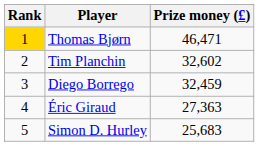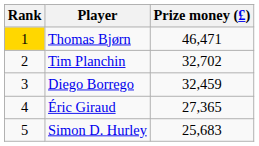(202, 61) 32,602 -> (202, 61) 32,702
(202, 107) 27,363 -> (202, 107) 27,365
